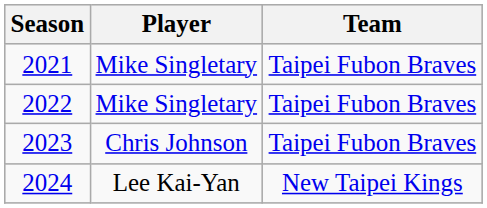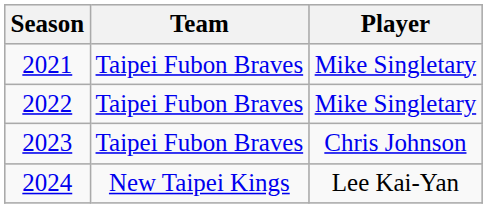columns swapped: (176, 24) <-> (372, 24)
